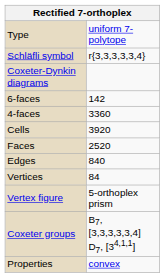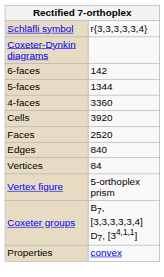- row: (18, 34)
+ row: (24, 87)
